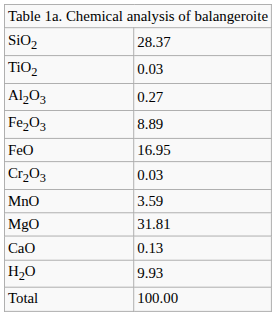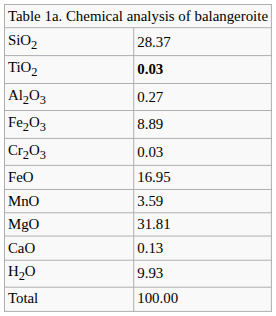(150, 69) normal -> (150, 69) bold
rows swapped: (27, 175) <-> (21, 149)
